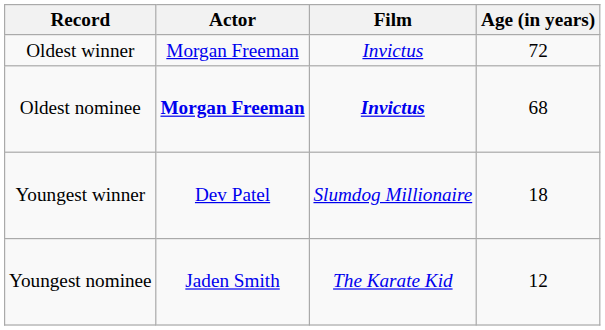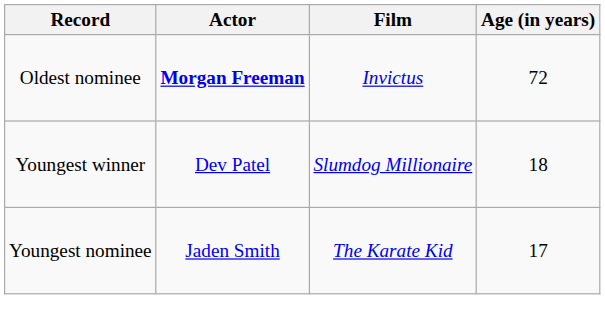- row: (80, 50)
(393, 108) bold -> (393, 78) normal
(538, 108) 68 -> (538, 78) 72
(538, 281) 12 -> (538, 250) 17
